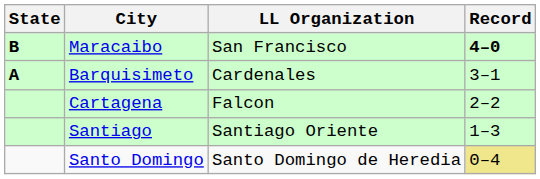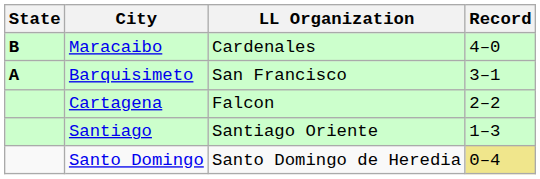(279, 47) San Francisco -> (264, 47) Cardenales
(485, 47) bold -> (485, 47) normal
(264, 75) Cardenales -> (279, 75) San Francisco
